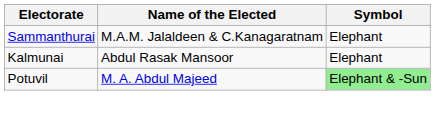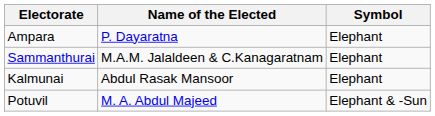+ row: (31, 36)
(378, 79) lightgreen background -> (378, 100) no background
